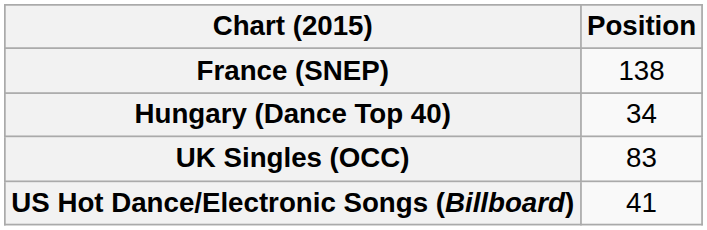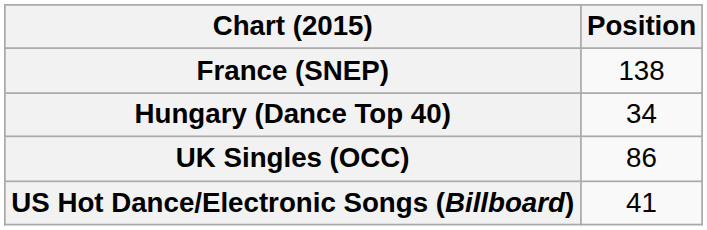(642, 158) 83 -> (642, 158) 86
